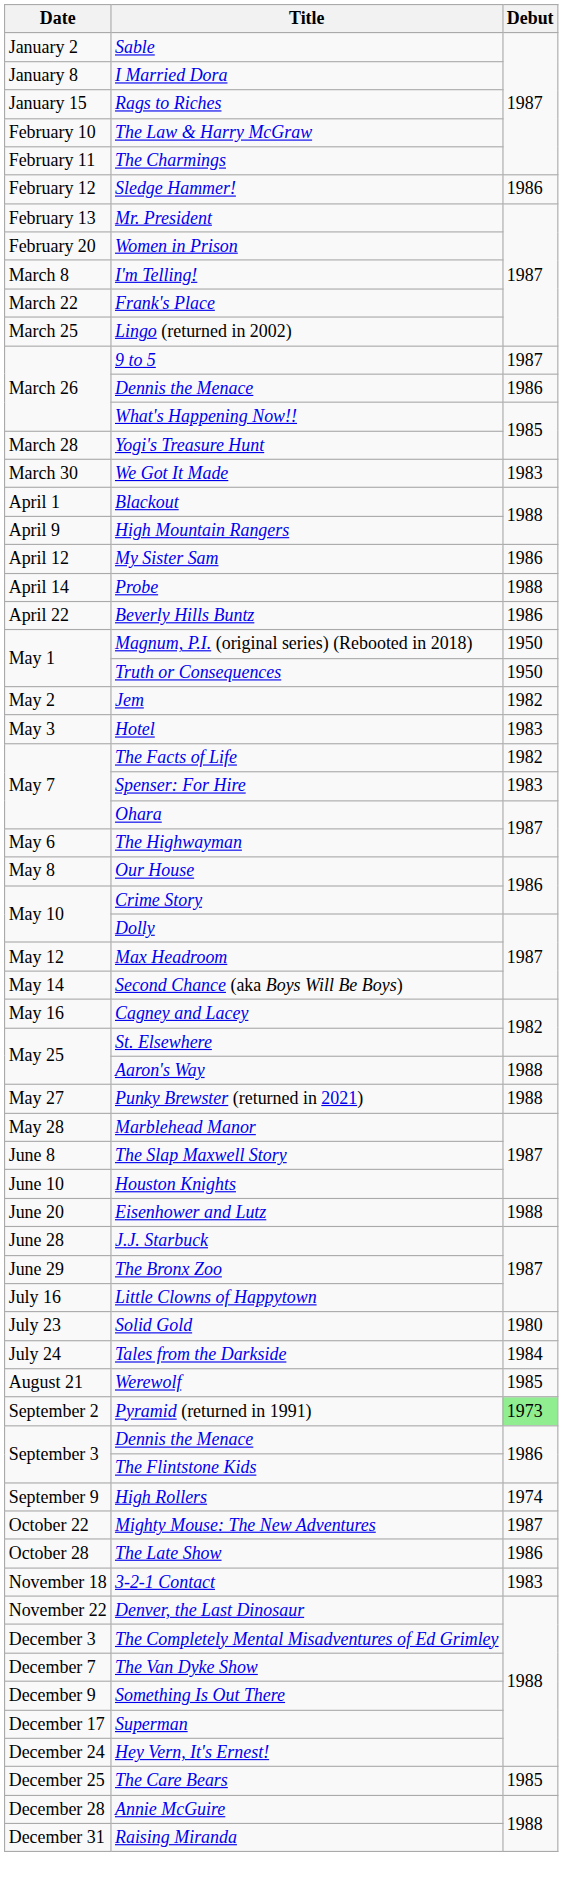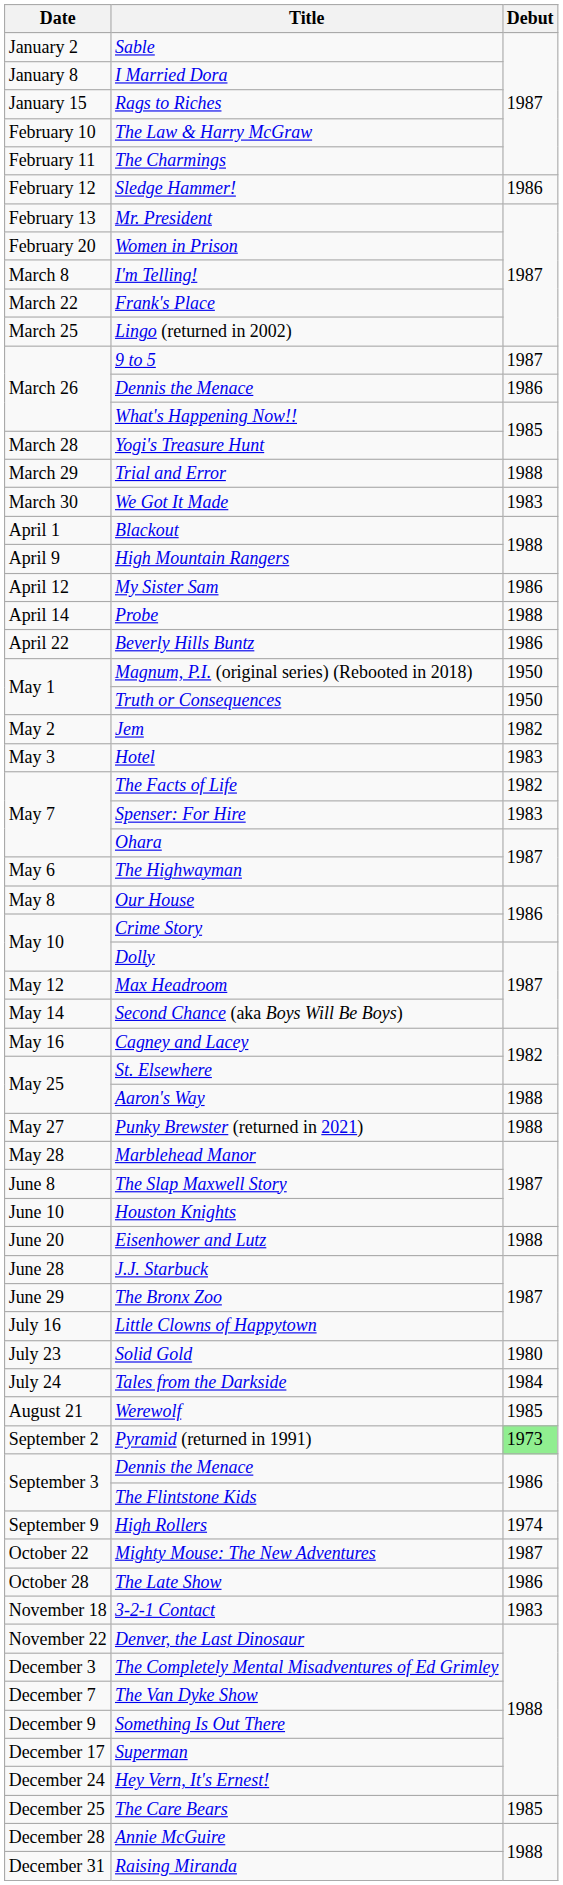+ row: (43, 473)
